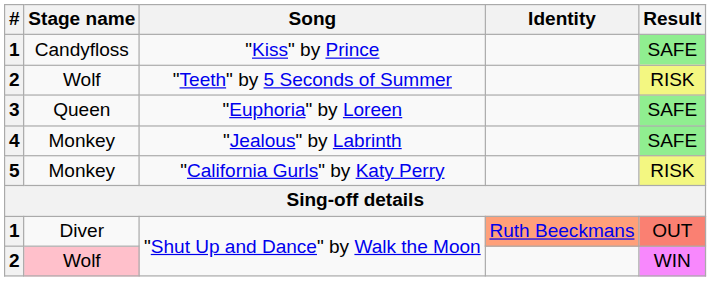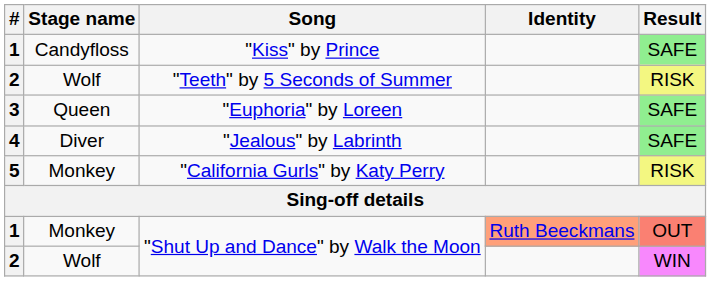(82, 140) Monkey -> (82, 140) Diver
(82, 230) Diver -> (82, 230) Monkey
(82, 261) pink background -> (82, 261) no background
